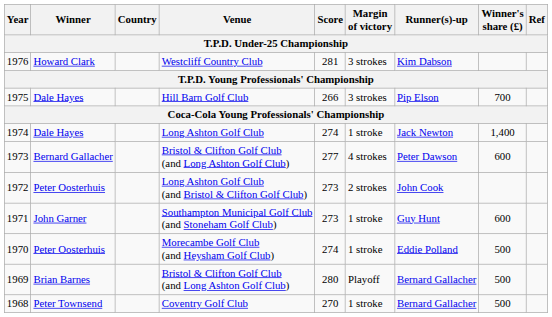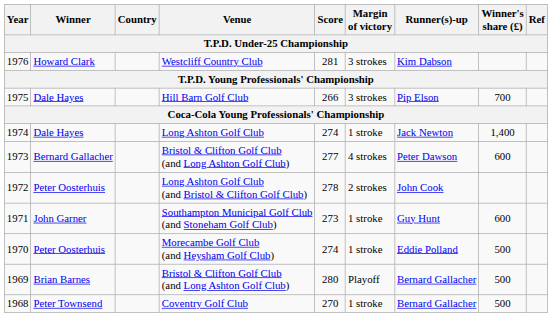(330, 187) 273 -> (330, 187) 278
